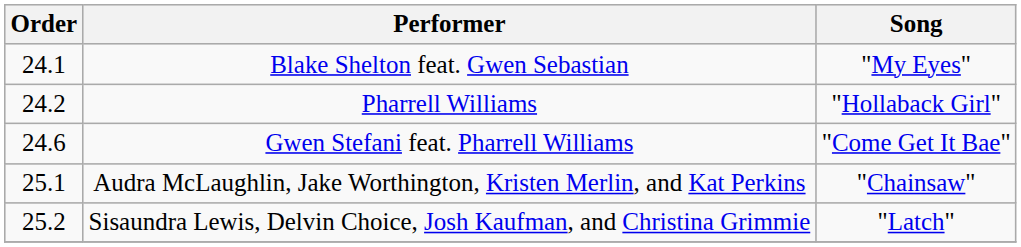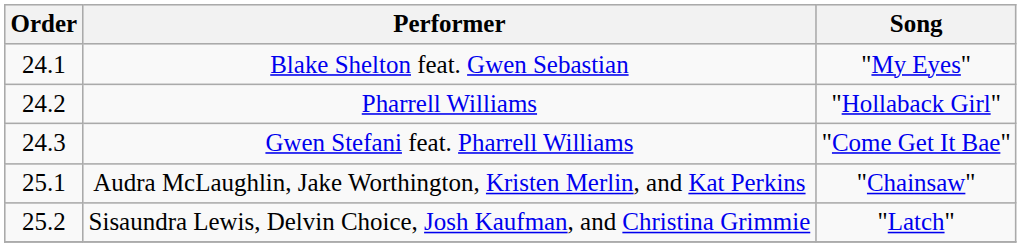(44, 143) 24.6 -> (44, 143) 24.3
